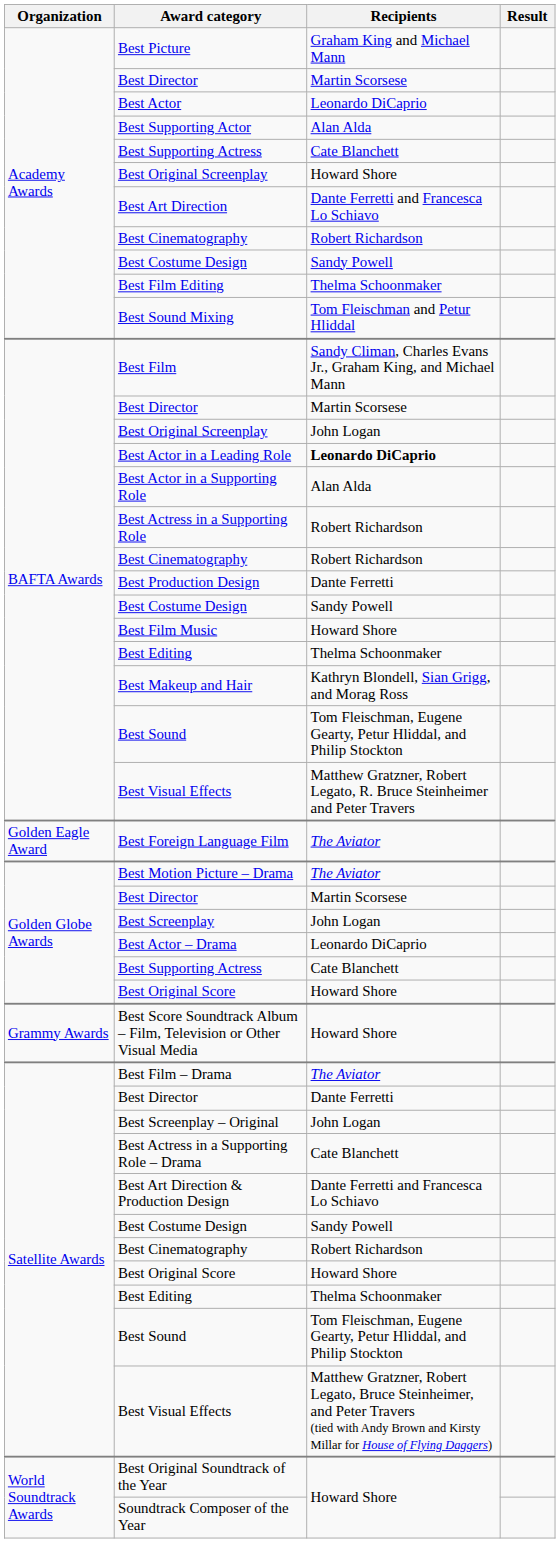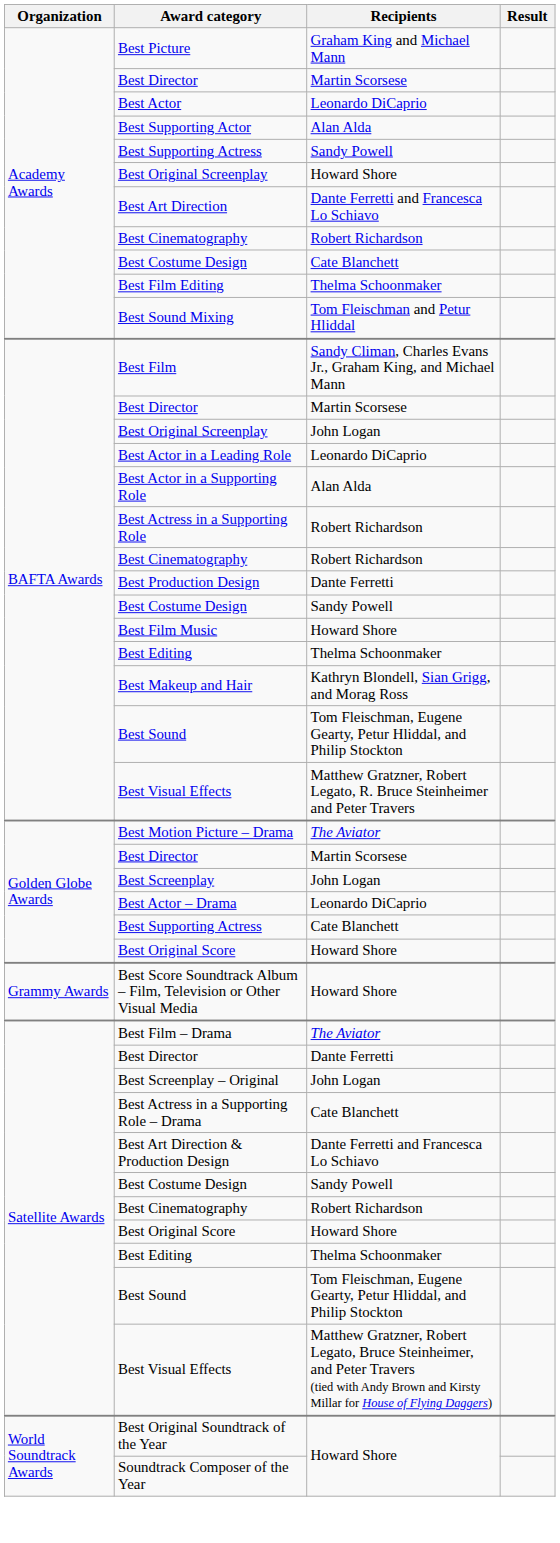(355, 151) Cate Blanchett -> (352, 151) Sandy Powell
(352, 262) Sandy Powell -> (355, 262) Cate Blanchett
(373, 454) bold -> (369, 454) normal
- row: (49, 840)
